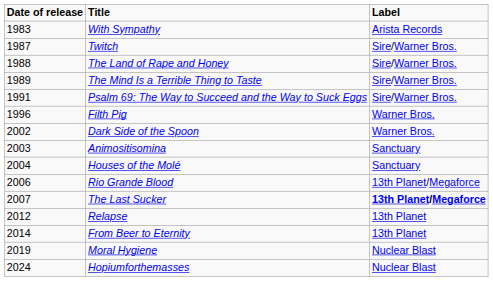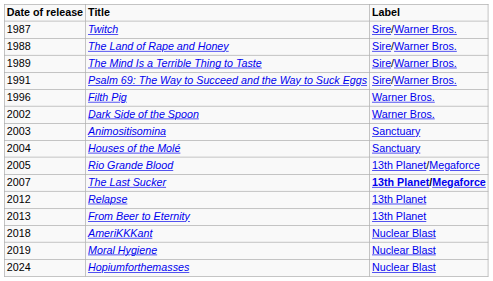- row: (124, 30)
(19, 183) 2006 -> (19, 166) 2005
(19, 234) 2014 -> (19, 217) 2013
+ row: (120, 234)
